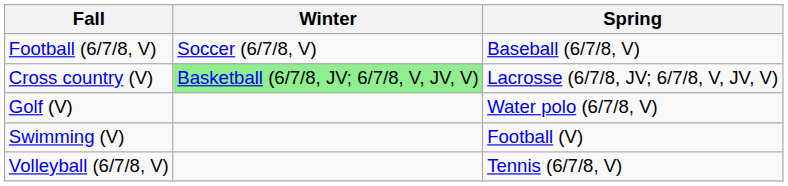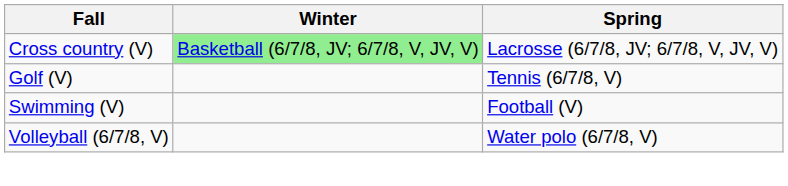- row: (83, 48)
(572, 107) Water polo (6/7/8, V) -> (555, 78) Tennis (6/7/8, V)
(555, 166) Tennis (6/7/8, V) -> (572, 136) Water polo (6/7/8, V)
